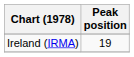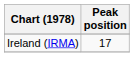(105, 43) 19 -> (105, 43) 17
